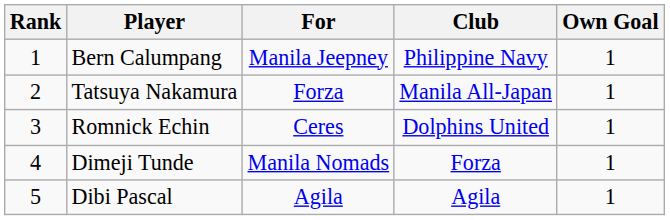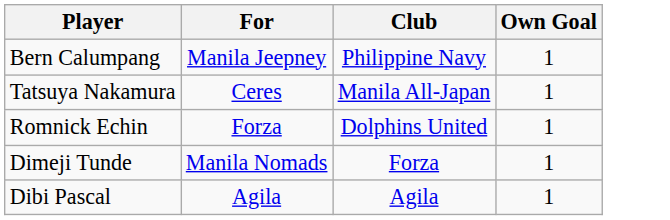- column: (36, 22)
(318, 92) Forza -> (257, 92) Ceres
(318, 127) Ceres -> (257, 127) Forza
